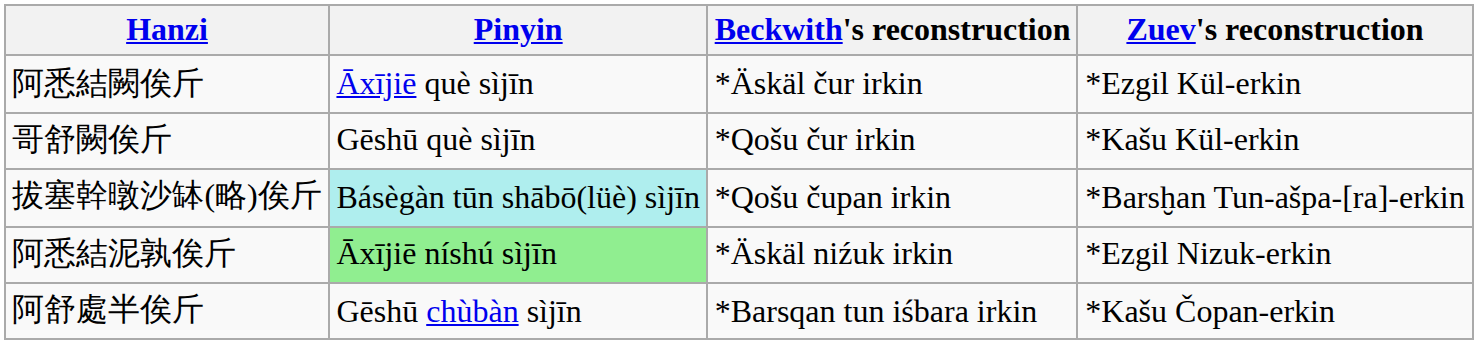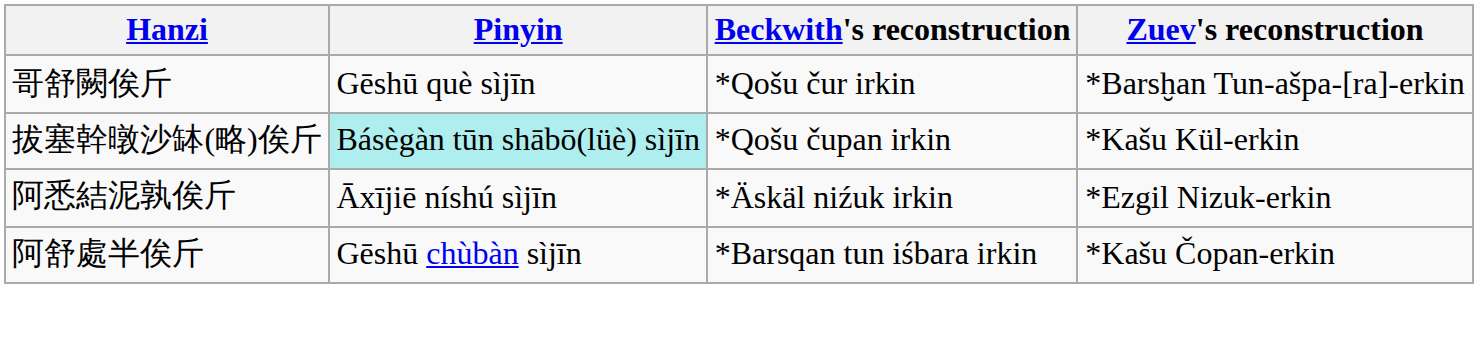- row: (108, 82)
(1192, 140) *Kašu Kül-erkin -> (1275, 83) *Barsḫan Tun-ašpa-[ra]-erkin
(1275, 197) *Barsḫan Tun-ašpa-[ra]-erkin -> (1192, 140) *Kašu Kül-erkin
(447, 253) lightgreen background -> (447, 197) no background
